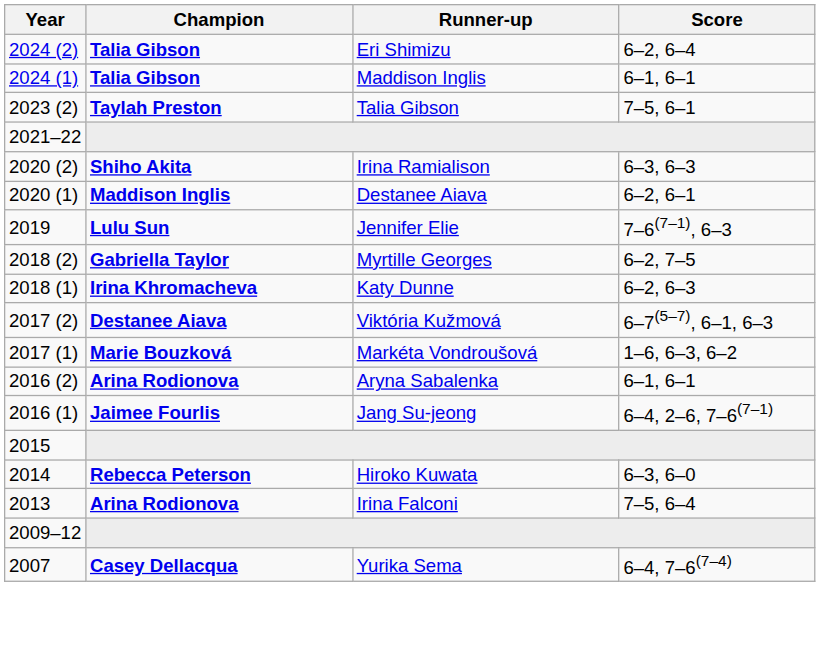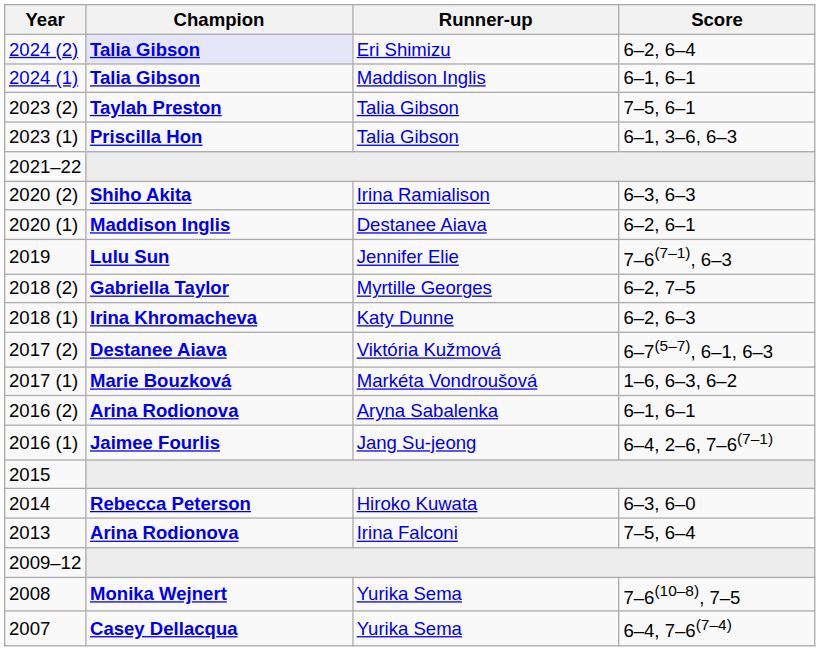(145, 49) no background -> (145, 49) lavender background
+ row: (44, 137)
+ row: (30, 594)
